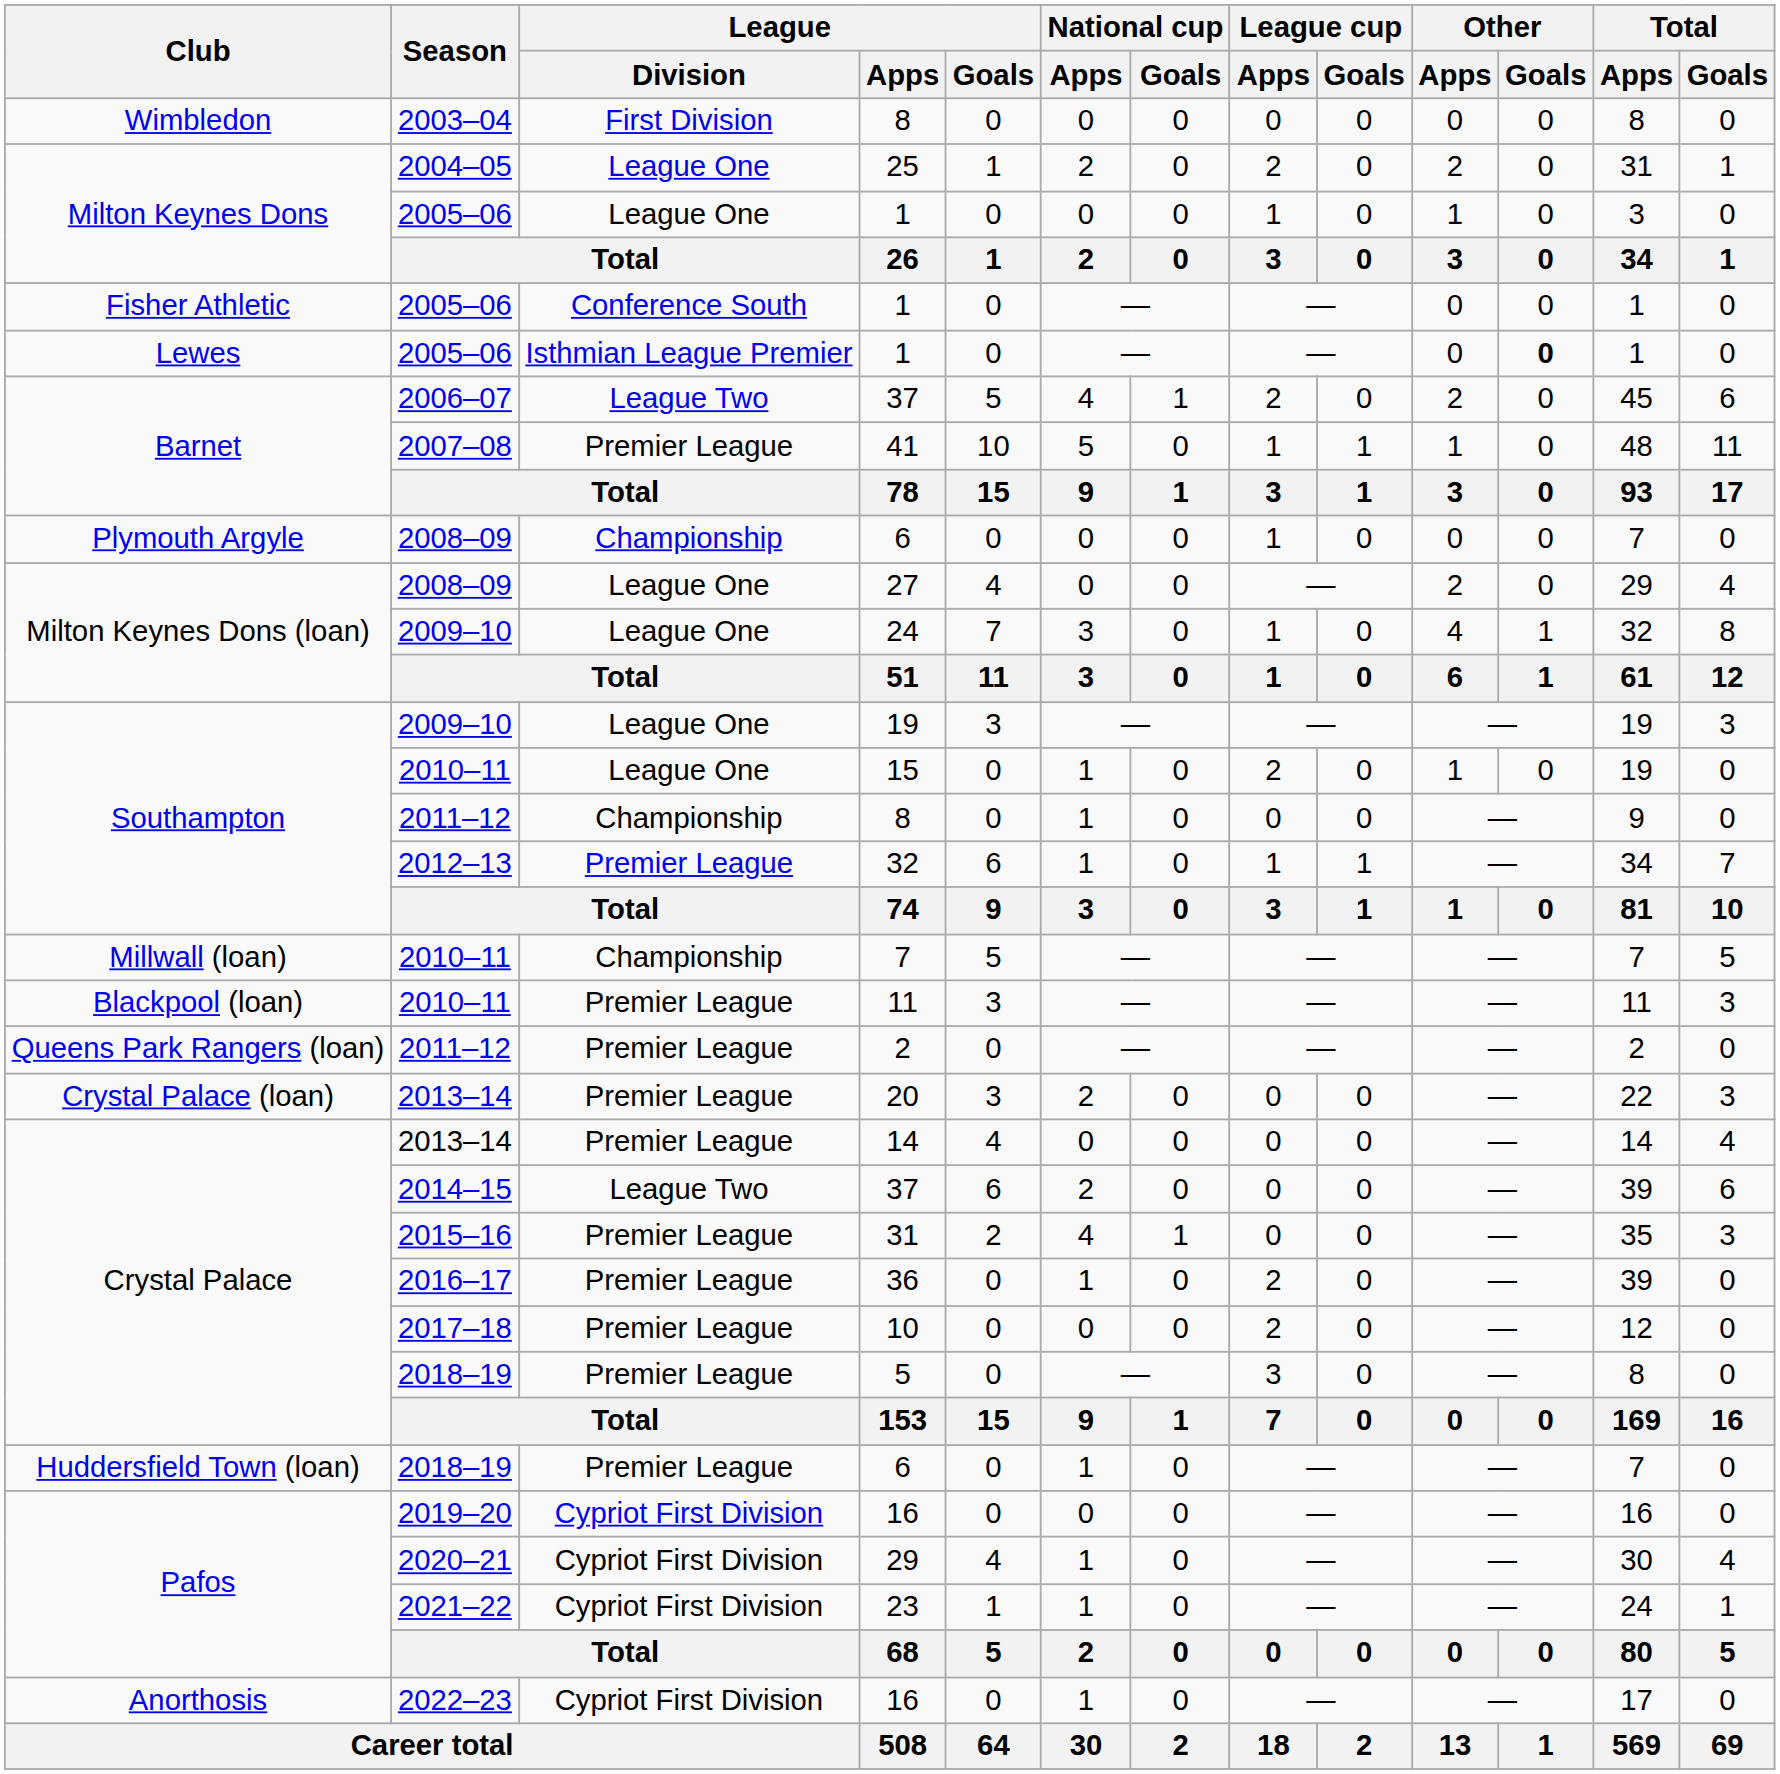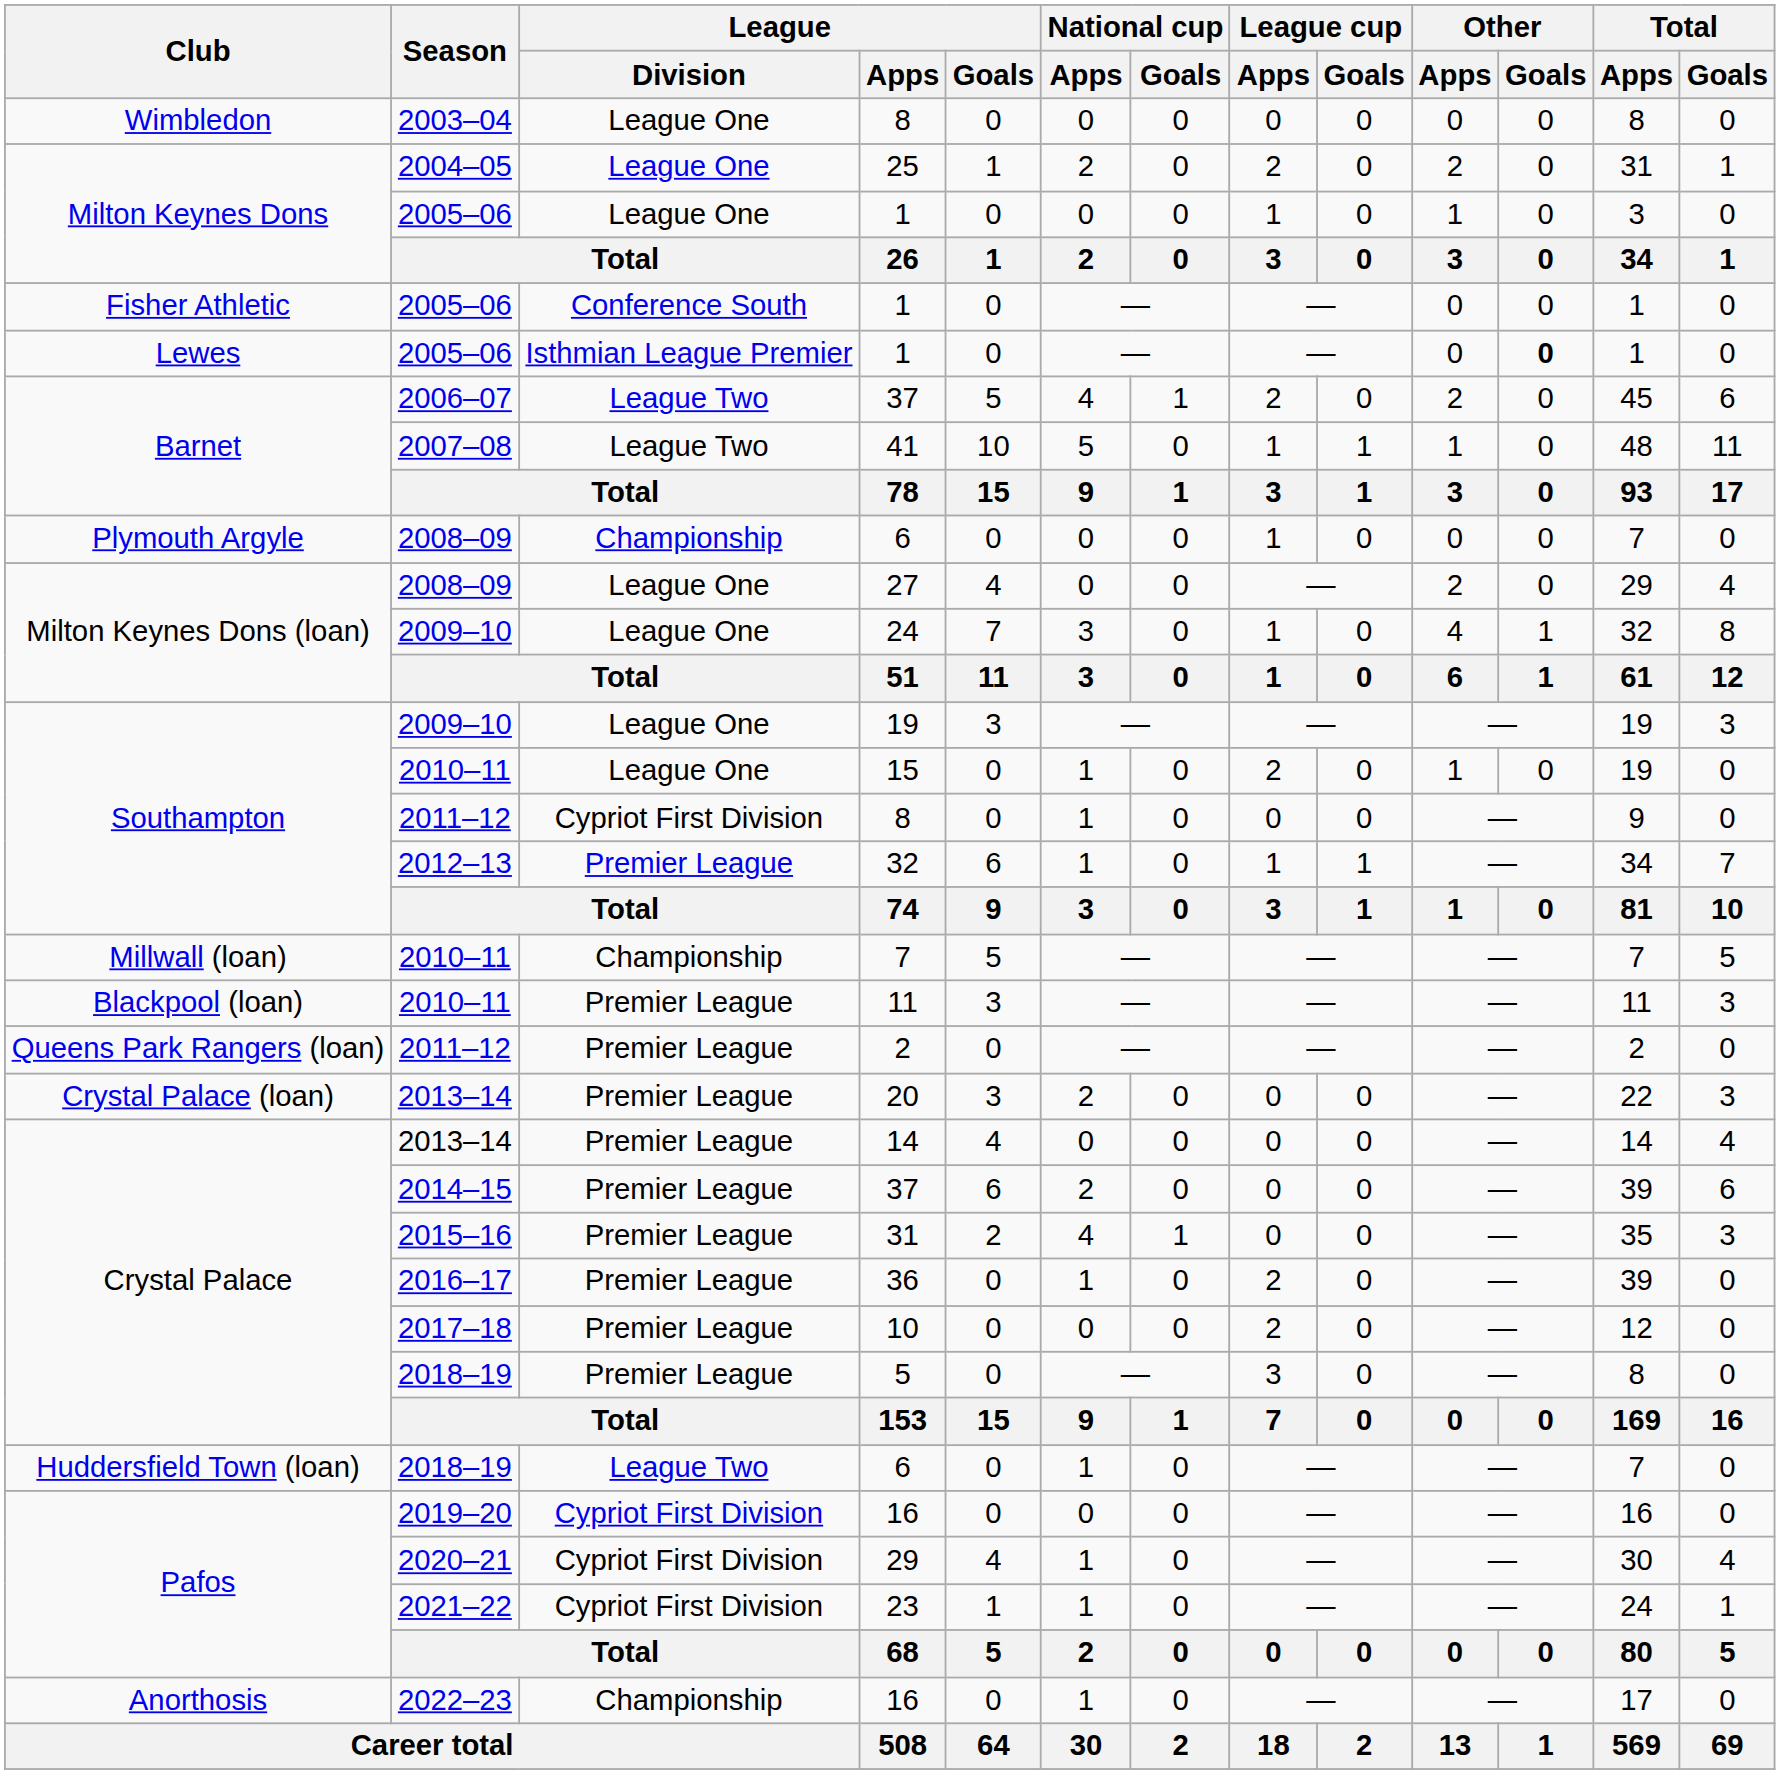(689, 120) First Division -> (689, 120) League One
(689, 445) Premier League -> (689, 445) League Two
(689, 817) Championship -> (689, 817) Cypriot First Division
(689, 1188) League Two -> (689, 1188) Premier League
(689, 1467) Premier League -> (689, 1467) League Two
(689, 1699) Cypriot First Division -> (689, 1699) Championship
